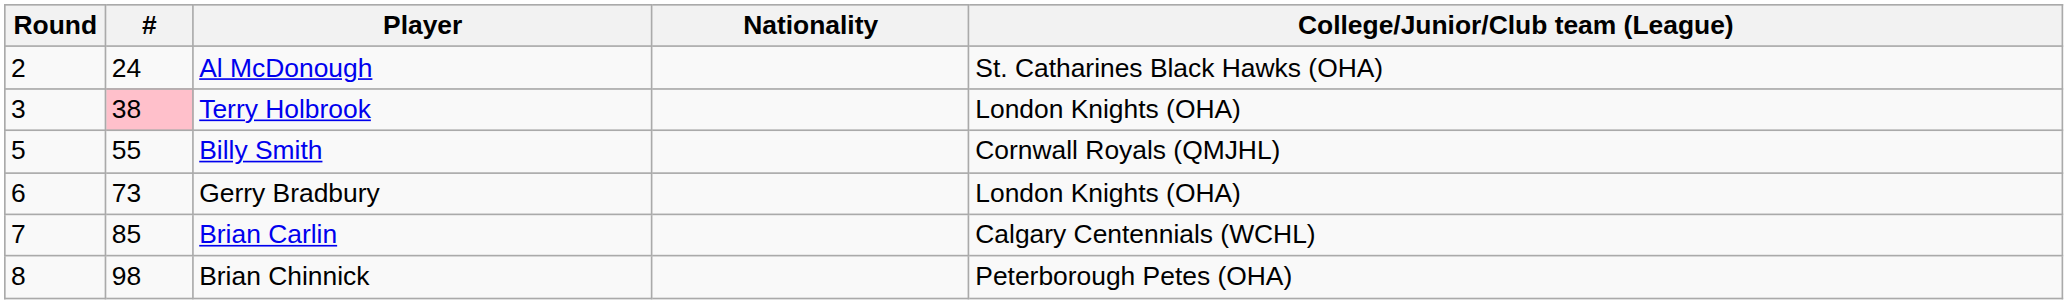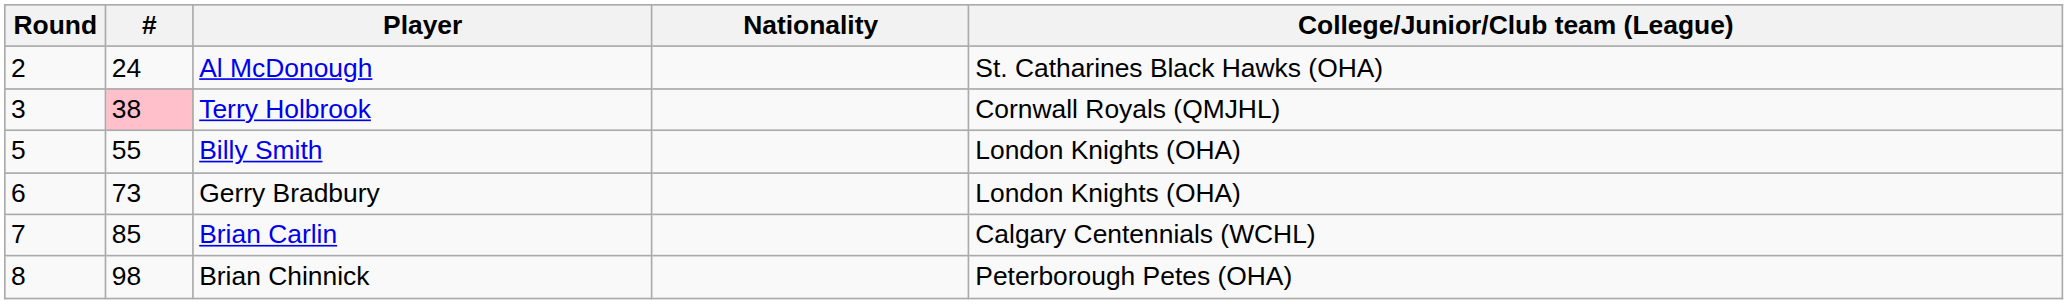(1108, 109) London Knights (OHA) -> (1128, 109) Cornwall Royals (QMJHL)
(1128, 151) Cornwall Royals (QMJHL) -> (1108, 151) London Knights (OHA)
